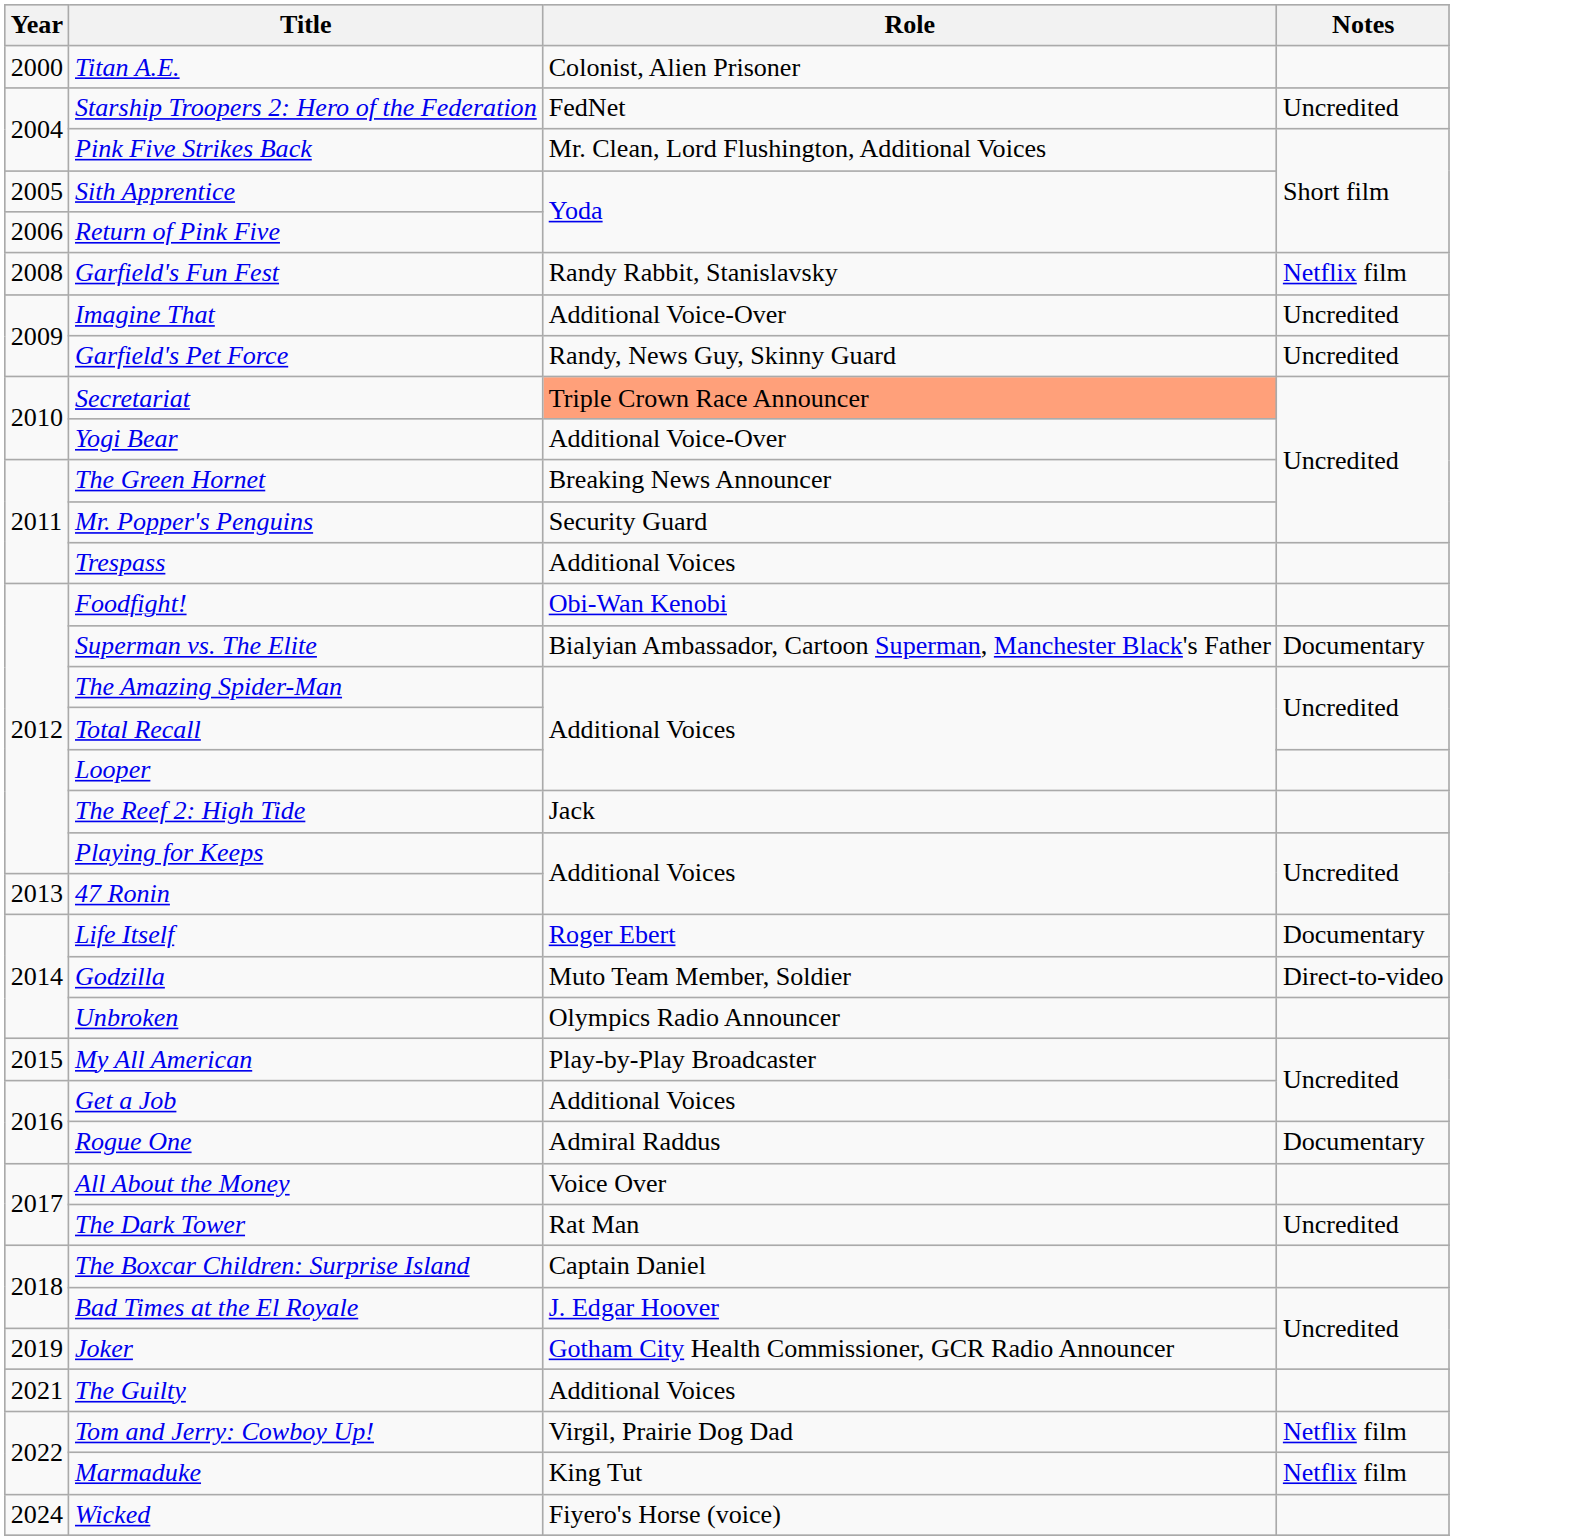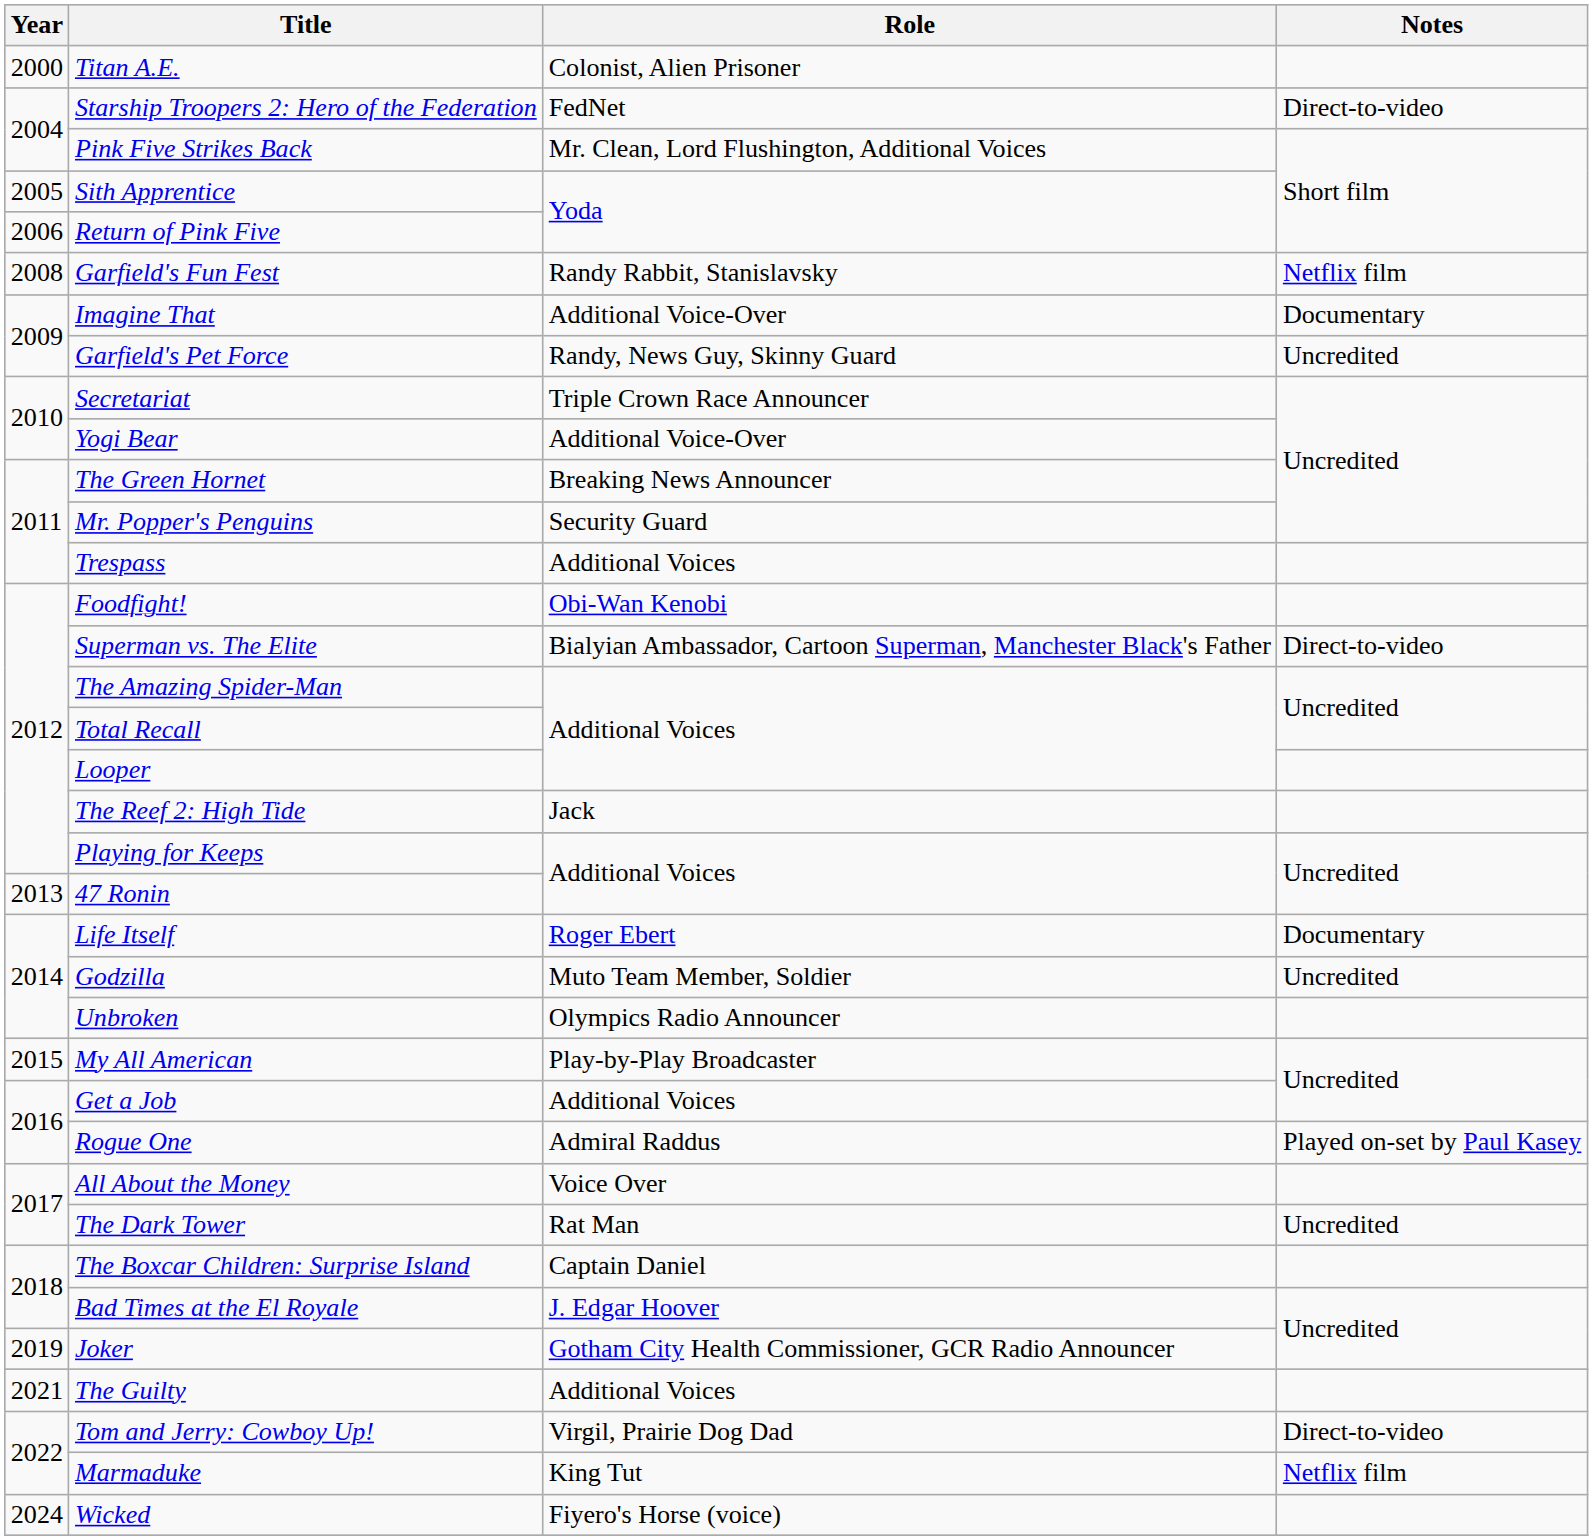(1341, 107) Uncredited -> (1363, 107) Direct-to-video
(1341, 314) Uncredited -> (1354, 314) Documentary
(709, 397) lightsalmon background -> (709, 397) no background
(1354, 645) Documentary -> (1363, 645) Direct-to-video
(1363, 976) Direct-to-video -> (1341, 976) Uncredited
(1354, 1141) Documentary -> (1432, 1141) Played on-set by Paul Kasey
(1345, 1431) Netflix film -> (1363, 1431) Direct-to-video
